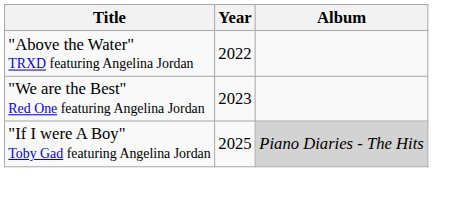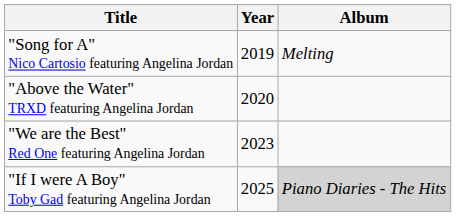+ row: (121, 53)
(235, 53) 2022 -> (257, 98) 2020
